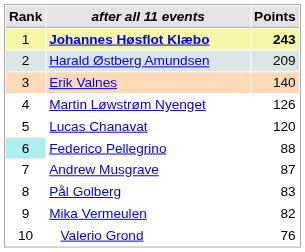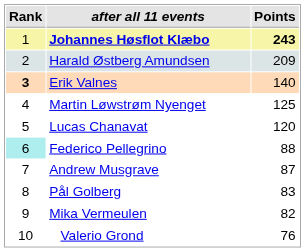(26, 83) normal -> (26, 83) bold
(284, 104) 126 -> (284, 104) 125
